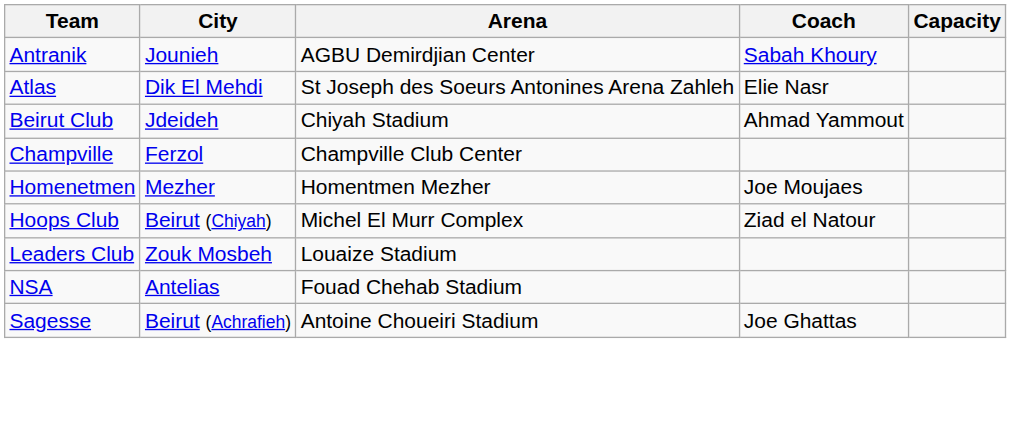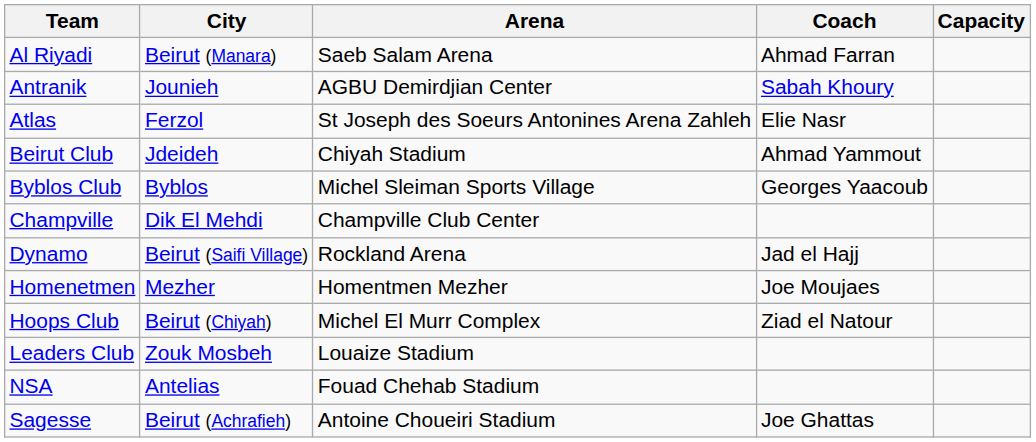+ row: (51, 54)
(204, 87) Dik El Mehdi -> (174, 120) Ferzol
+ row: (65, 187)
(174, 154) Ferzol -> (204, 220) Dik El Mehdi
+ row: (49, 253)
